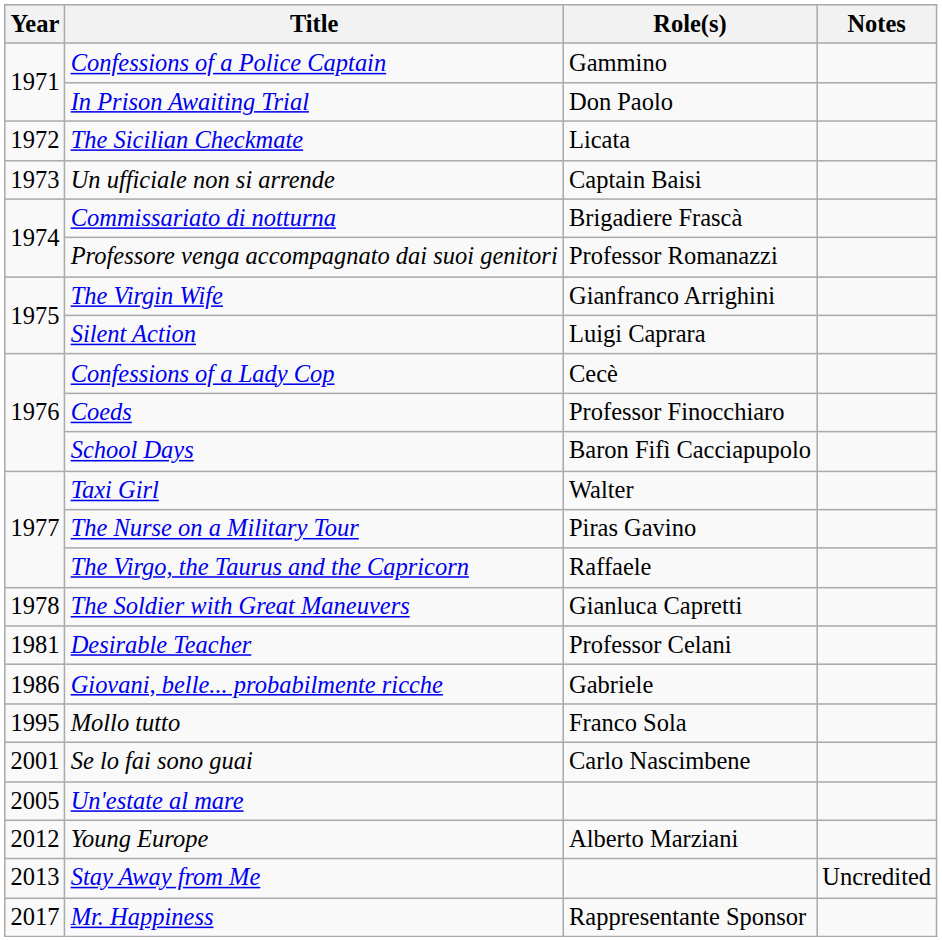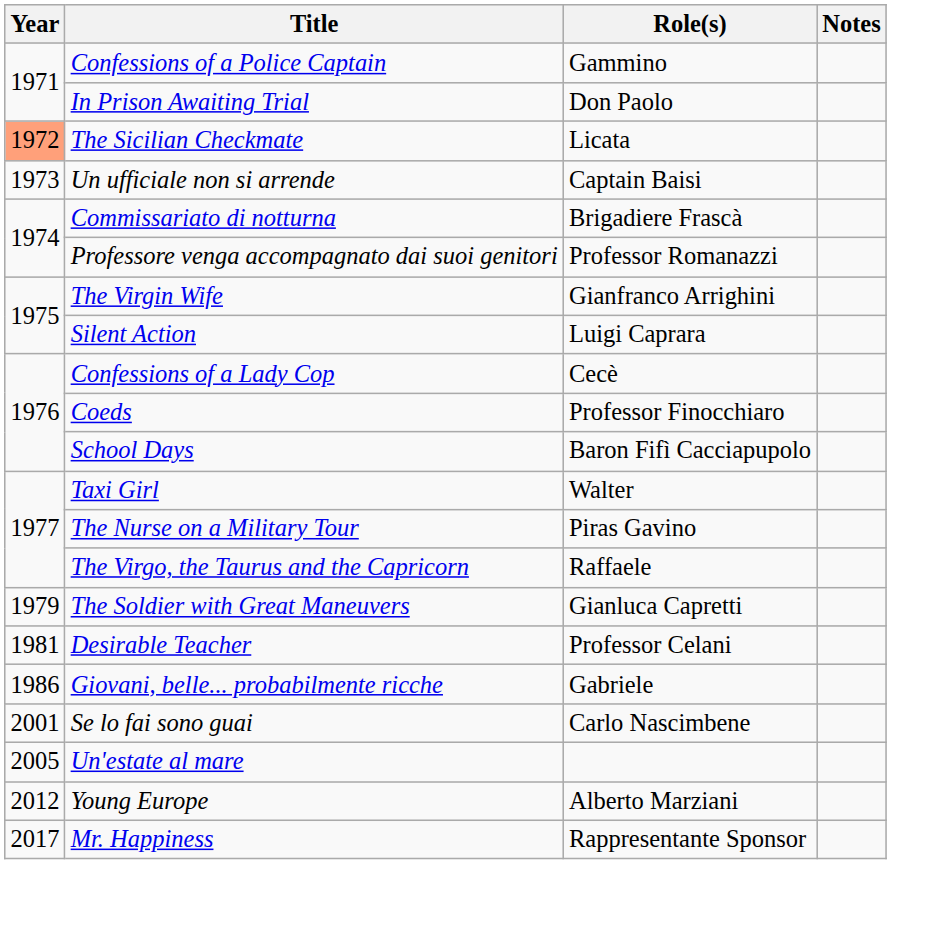(35, 140) no background -> (35, 140) lightsalmon background
(35, 606) 1978 -> (35, 606) 1979
- row: (125, 722)
- row: (165, 878)
